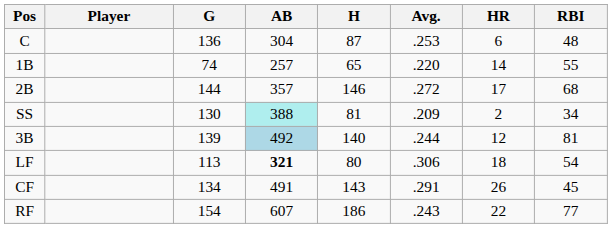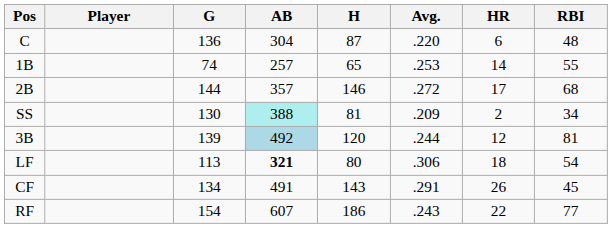(426, 41) .253 -> (426, 41) .220
(426, 65) .220 -> (426, 65) .253
(354, 138) 140 -> (354, 138) 120
